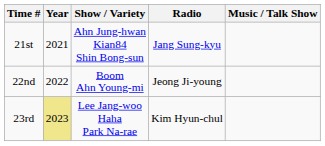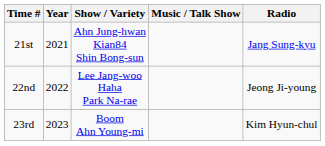columns swapped: (273, 13) <-> (187, 13)
(110, 81) Boom Ahn Young-mi -> (110, 87) Lee Jang-woo Haha Park Na-rae
(57, 118) khaki background -> (57, 125) no background
(110, 118) Lee Jang-woo Haha Park Na-rae -> (110, 125) Boom Ahn Young-mi
